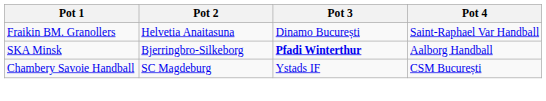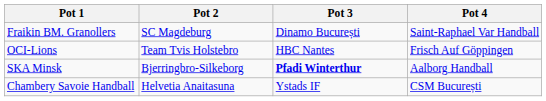(188, 31) Helvetia Anaitasuna -> (176, 31) SC Magdeburg
+ row: (32, 50)
(176, 68) SC Magdeburg -> (188, 86) Helvetia Anaitasuna
